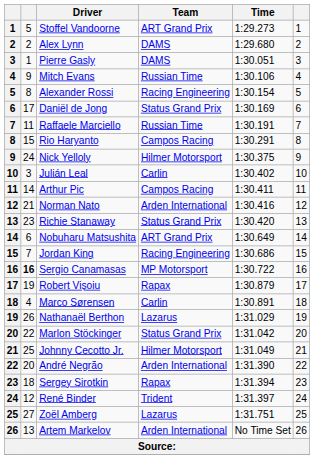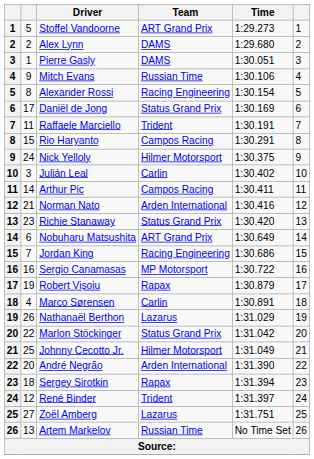(172, 125) Russian Time -> (157, 125) Trident
(29, 269) bold -> (29, 269) normal
(184, 430) Arden International -> (172, 430) Russian Time
